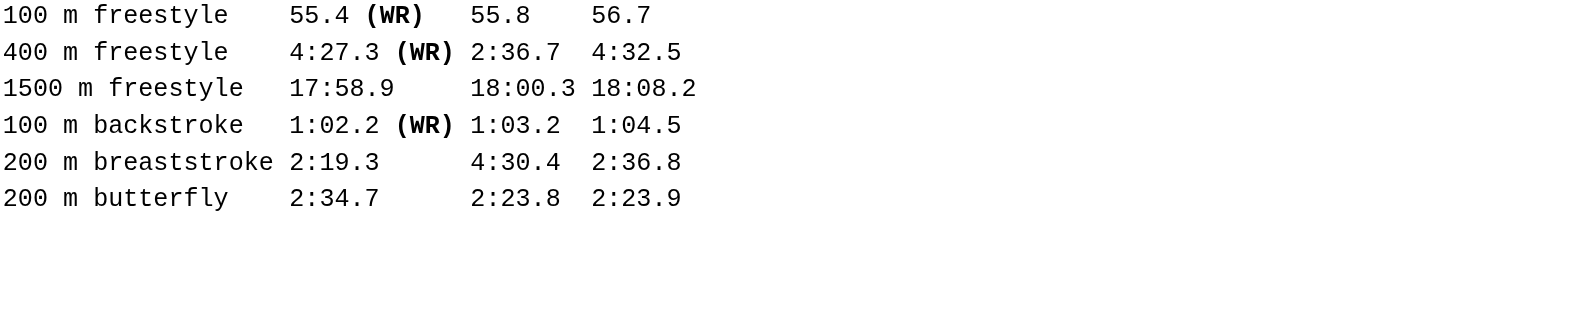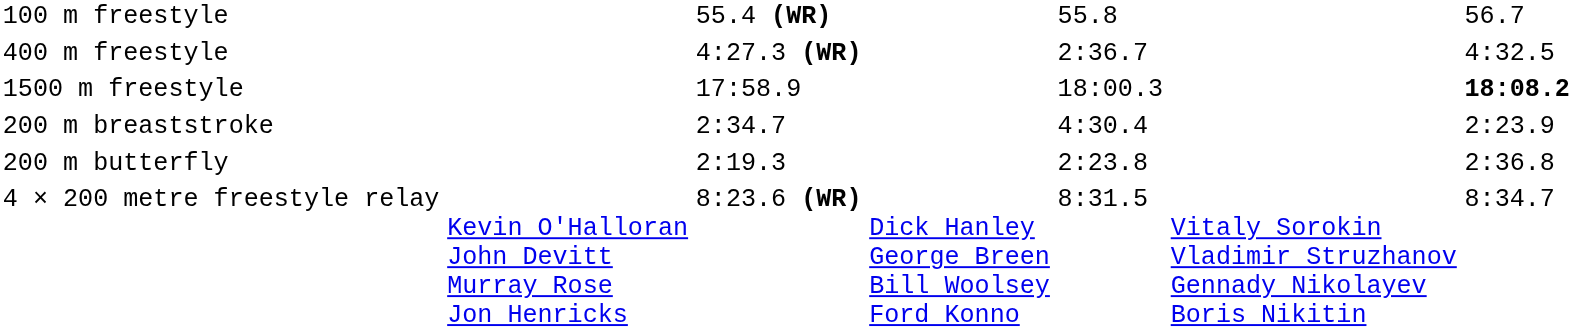(644, 90) normal -> (1517, 90) bold
- row: (123, 126)
(334, 163) 2:19.3 -> (741, 126) 2:34.7
(636, 163) 2:36.8 -> (1510, 126) 2:23.9
(334, 200) 2:34.7 -> (741, 163) 2:19.3
(636, 200) 2:23.9 -> (1510, 163) 2:36.8
+ row: (221, 200)
